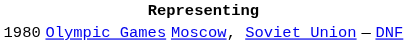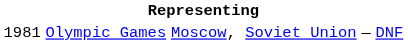(22, 33) 1980 -> (22, 33) 1981
